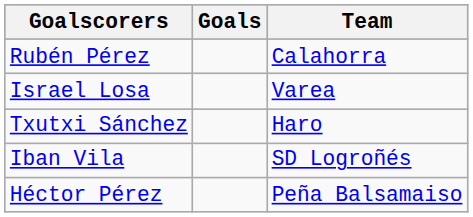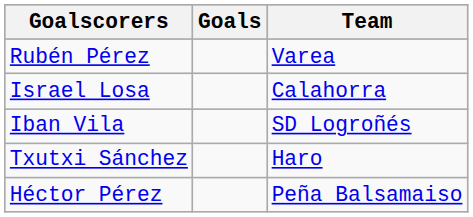(329, 57) Calahorra -> (303, 57) Varea
(303, 91) Varea -> (329, 91) Calahorra
rows swapped: (67, 160) <-> (99, 126)
